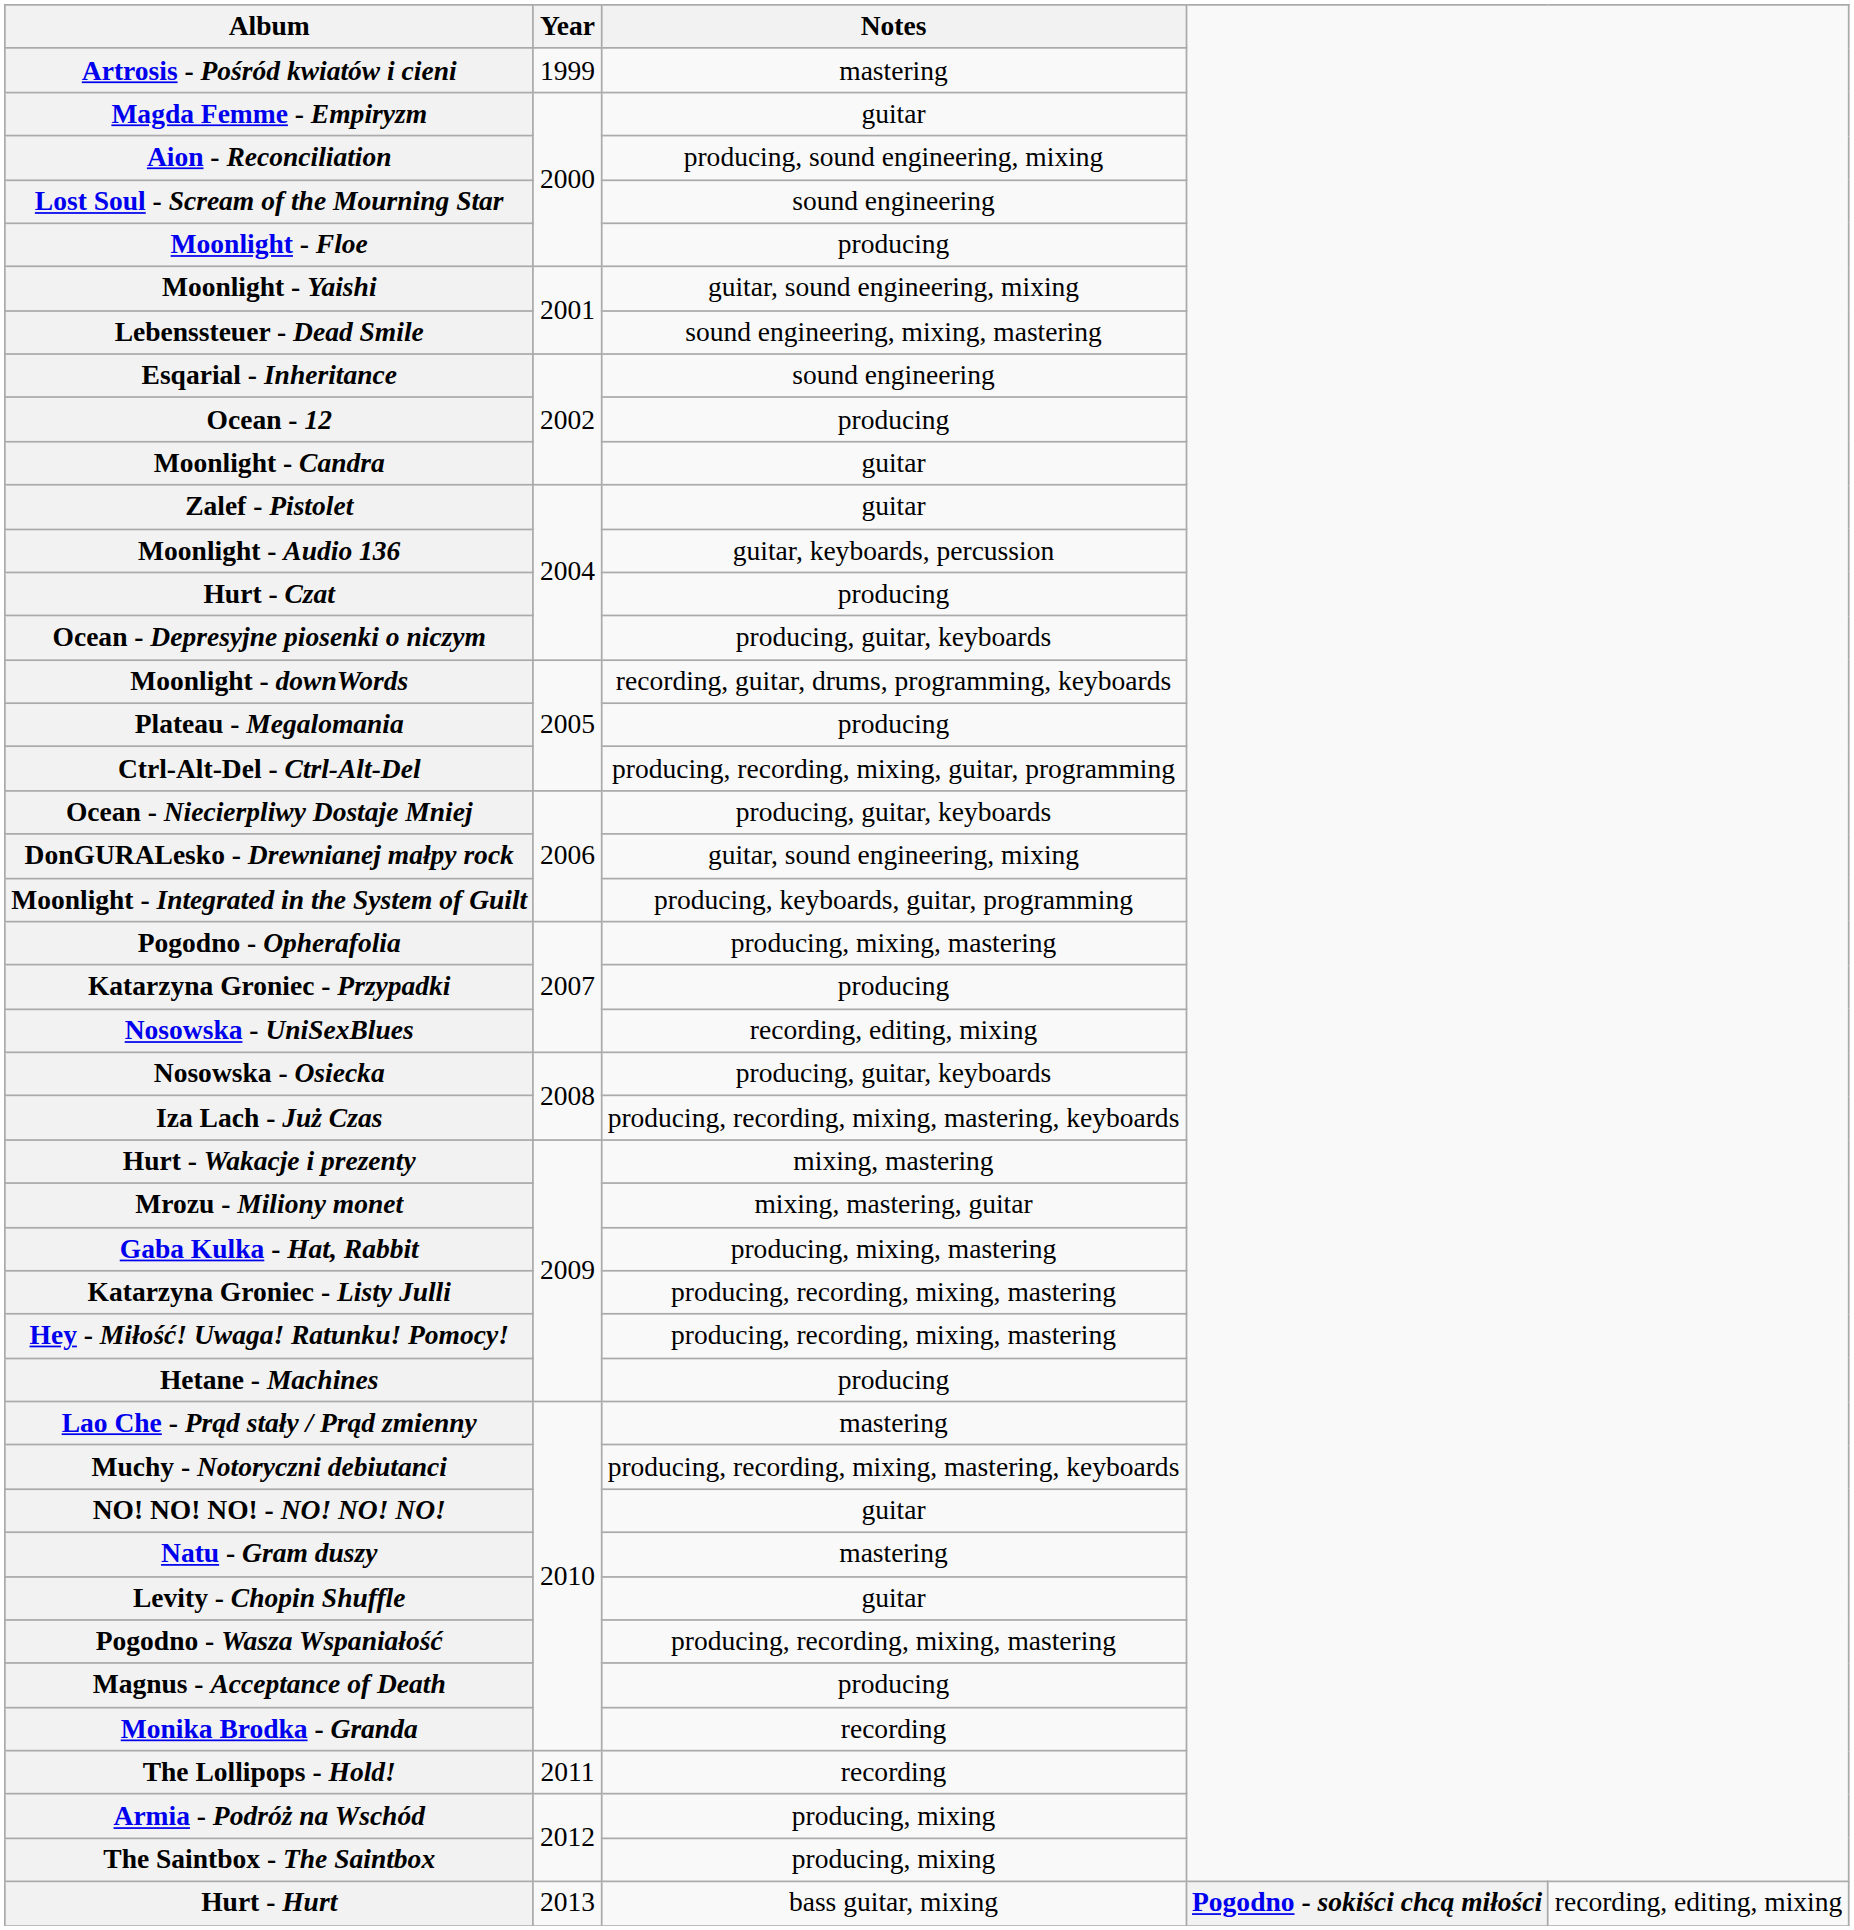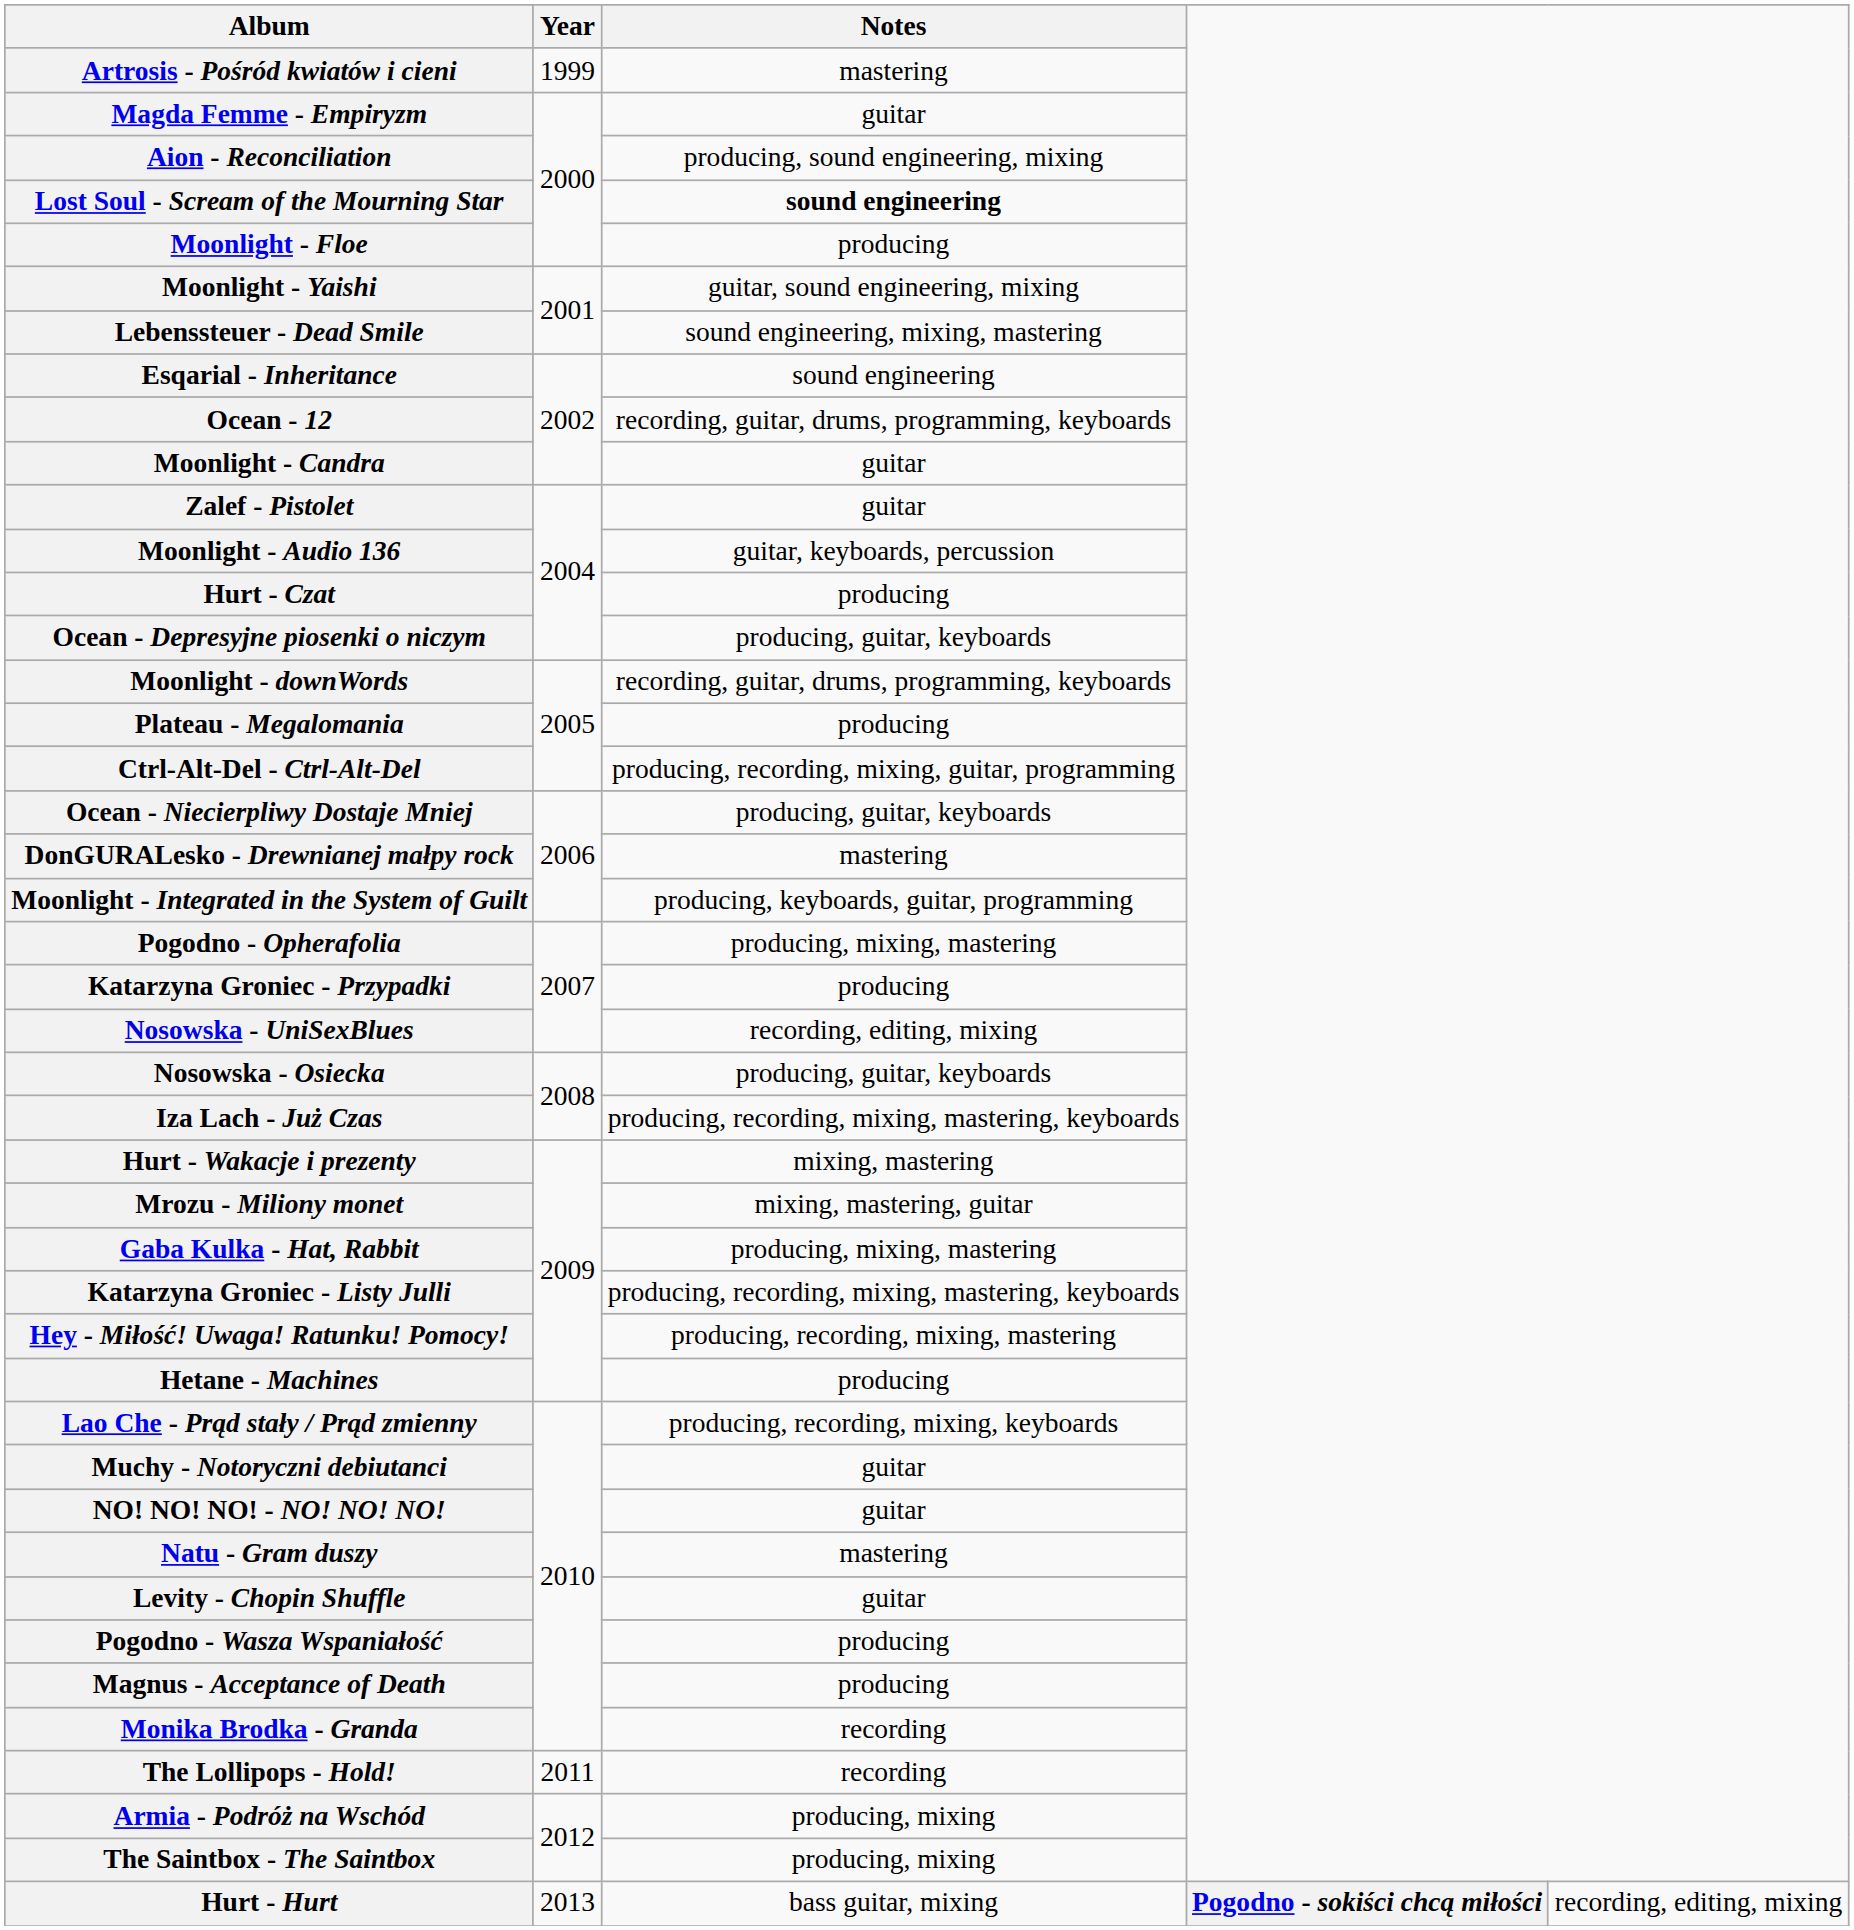(894, 200) normal -> (893, 200) bold
(894, 419) producing -> (894, 419) recording, guitar, drums, programming, keyboards
(893, 855) guitar, sound engineering, mixing -> (894, 855) mastering
(893, 1292) producing, recording, mixing, mastering -> (894, 1292) producing, recording, mixing, mastering, keyboards
(894, 1422) mastering -> (894, 1422) producing, recording, mixing, keyboards
(894, 1466) producing, recording, mixing, mastering, keyboards -> (893, 1466) guitar
(893, 1641) producing, recording, mixing, mastering -> (894, 1641) producing
